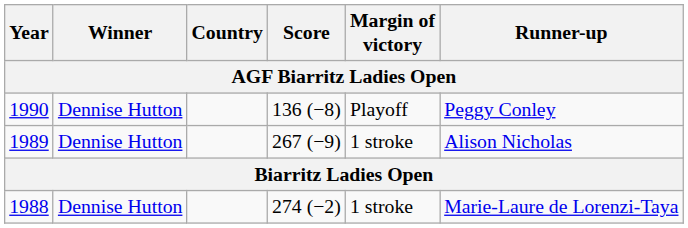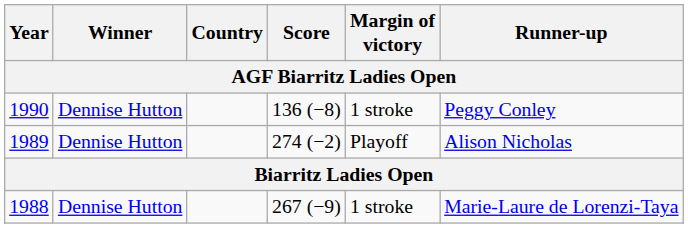(379, 109) Playoff -> (382, 109) 1 stroke
(306, 142) 267 (−9) -> (306, 142) 274 (−2)
(382, 142) 1 stroke -> (379, 142) Playoff
(306, 207) 274 (−2) -> (306, 207) 267 (−9)
